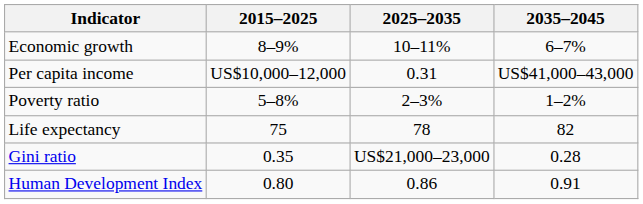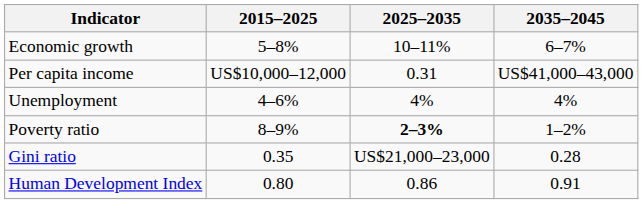(278, 45) 8–9% -> (278, 45) 5–8%
+ row: (63, 101)
(278, 101) 5–8% -> (278, 128) 8–9%
(422, 101) normal -> (422, 128) bold
- row: (64, 128)
